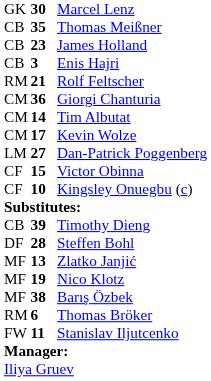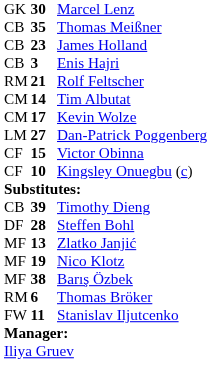- row: (109, 99)
